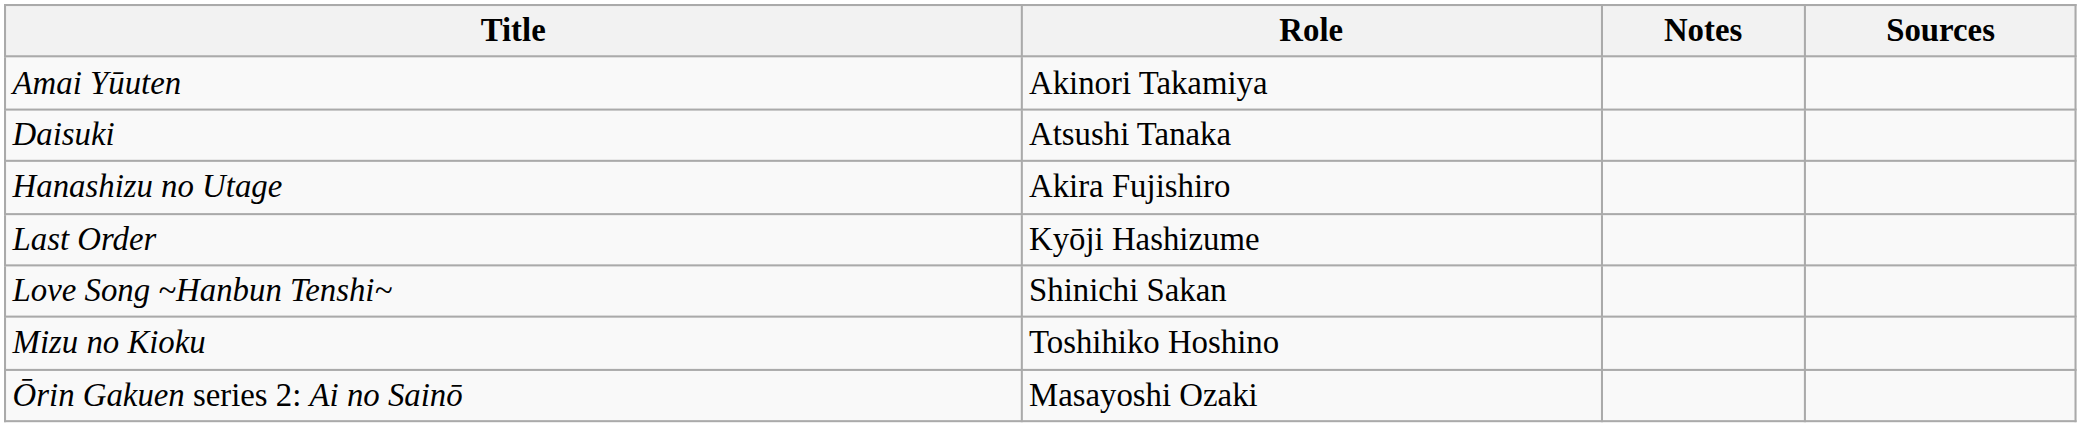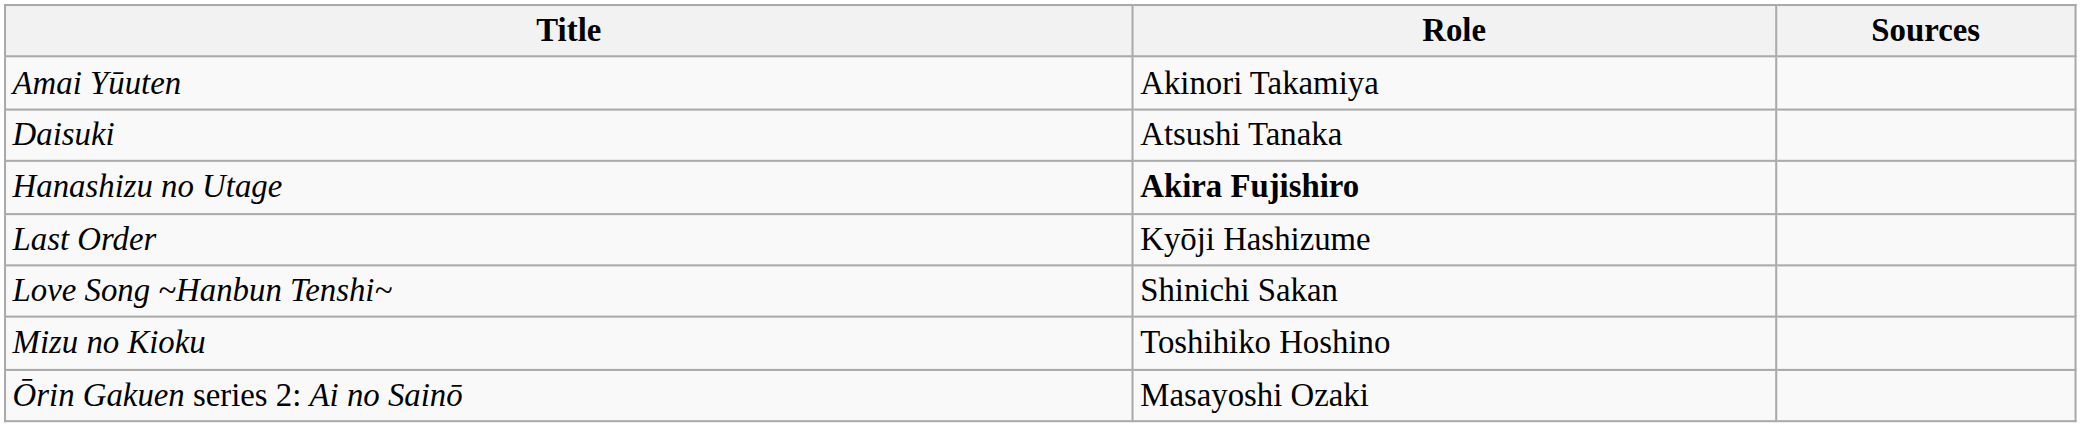- column: (1703, 30)
(1130, 186) normal -> (1250, 186) bold
